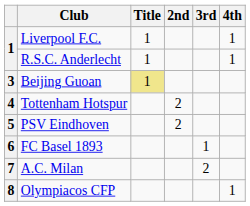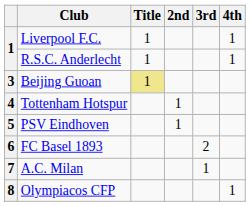(178, 103) 2 -> (178, 103) 1
(178, 125) 2 -> (178, 125) 1
(206, 147) 1 -> (206, 147) 2
(206, 168) 2 -> (206, 168) 1
